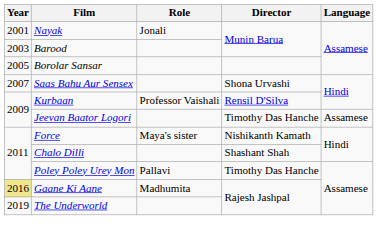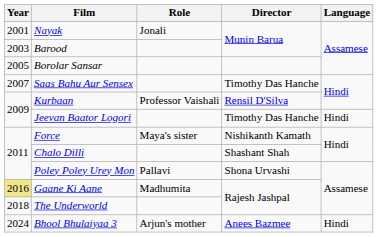(257, 83) Shona Urvashi -> (272, 83) Timothy Das Hanche
(346, 118) Assamese -> (336, 118) Hindi
(272, 170) Timothy Das Hanche -> (257, 170) Shona Urvashi
(18, 205) 2019 -> (18, 205) 2018
+ row: (75, 223)
